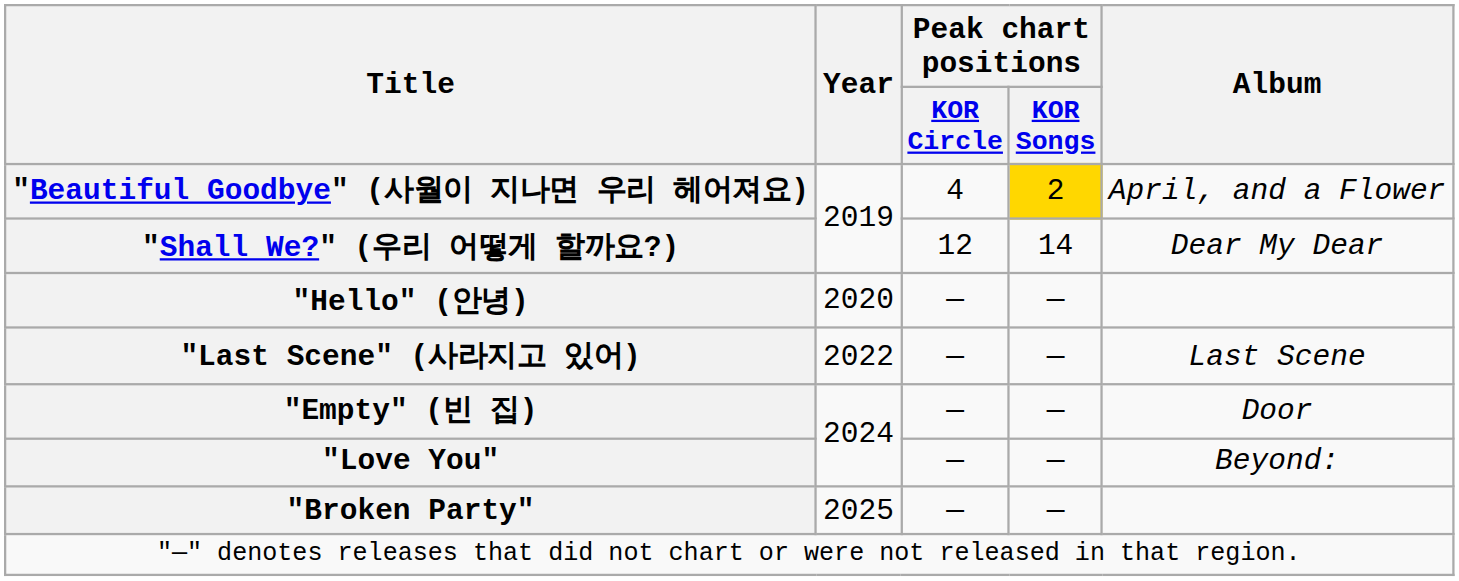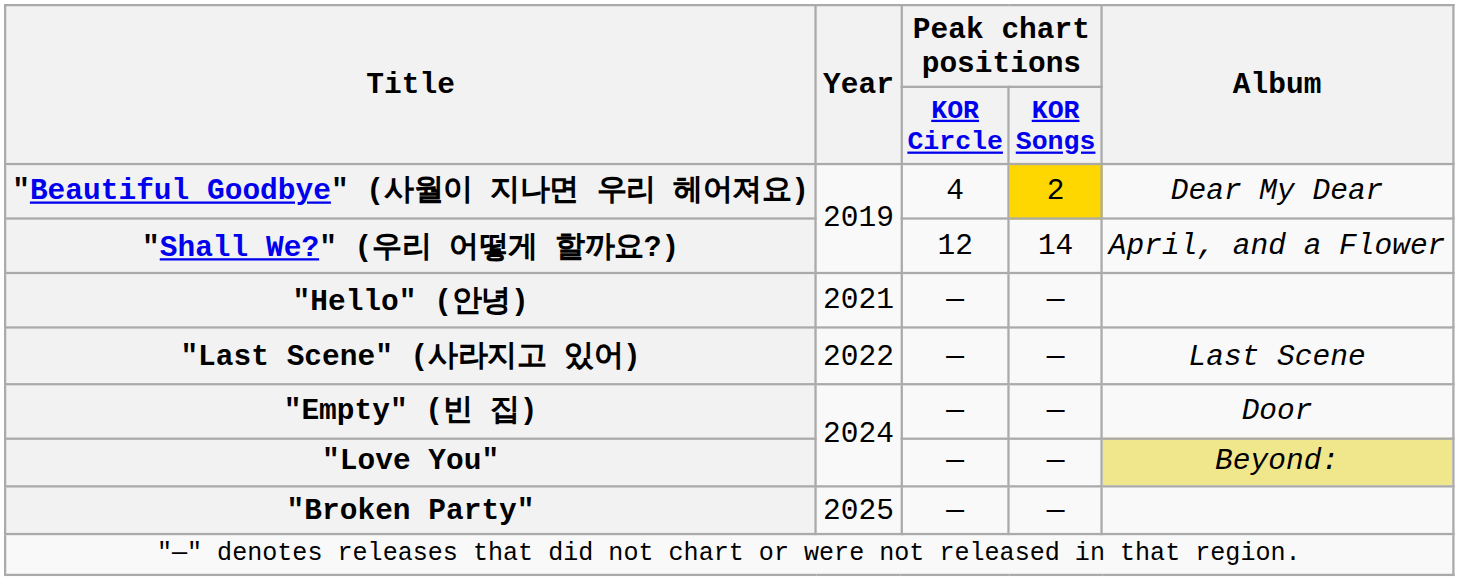(1277, 191) April, and a Flower -> (1277, 191) Dear My Dear
(1277, 246) Dear My Dear -> (1277, 246) April, and a Flower
(859, 301) 2020 -> (859, 301) 2021
(1277, 462) no background -> (1277, 462) khaki background
